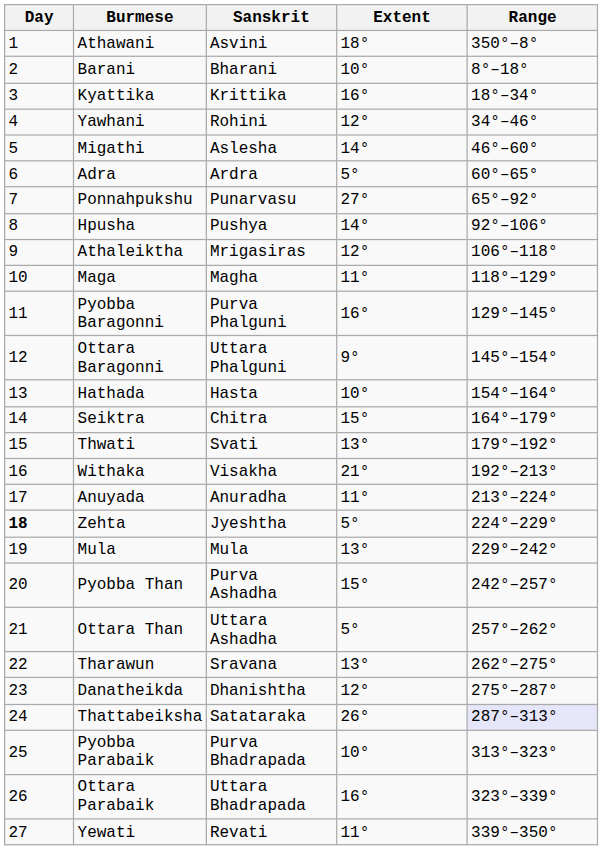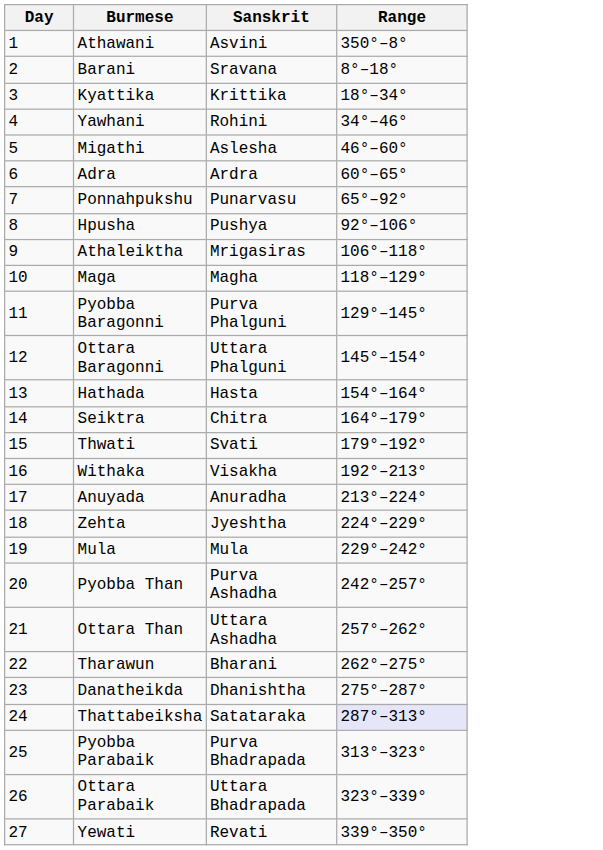- column: (402, 18)
(243, 70) Bharani -> (243, 70) Sravana
(18, 524) bold -> (18, 524) normal
(243, 665) Sravana -> (243, 665) Bharani
